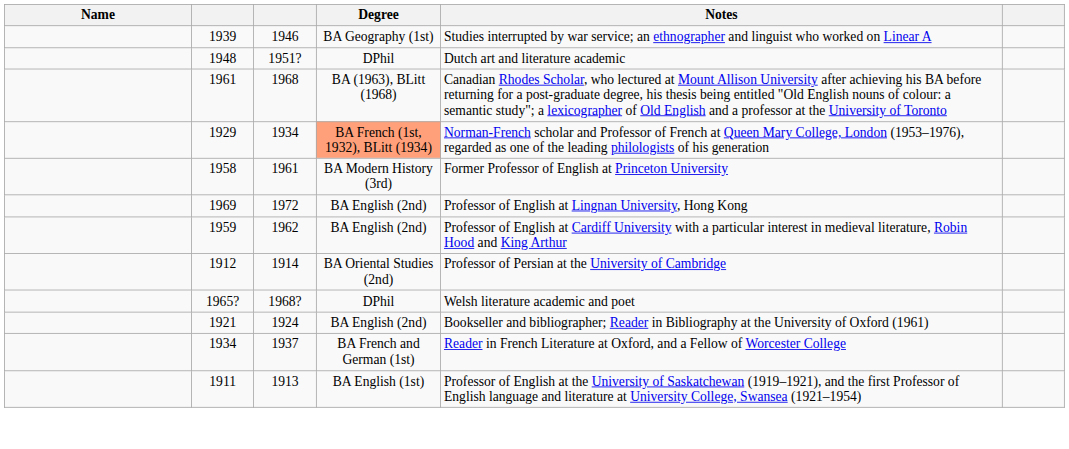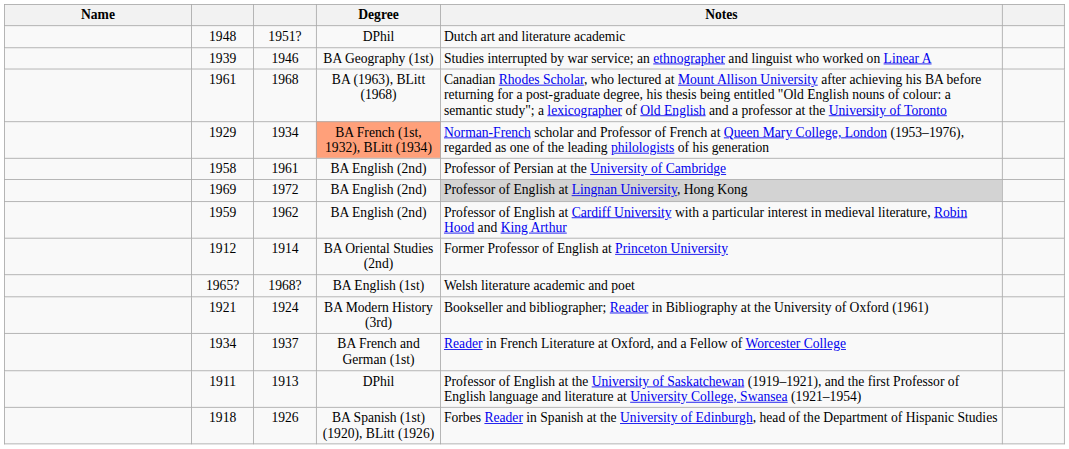rows swapped: (223, 58) <-> (223, 36)
(379, 176) BA Modern History (3rd) -> (378, 169) BA English (2nd)
(586, 169) Former Professor of English at Princeton University -> (585, 169) Professor of Persian at the University of Cambridge
(596, 205) no background -> (596, 190) lightgrey background
(585, 264) Professor of Persian at the University of Cambridge -> (586, 249) Former Professor of English at Princeton University
(379, 301) DPhil -> (379, 285) BA English (1st)
(378, 322) BA English (2nd) -> (379, 315) BA Modern History (3rd)
(379, 381) BA English (1st) -> (379, 381) DPhil
+ row: (223, 418)
